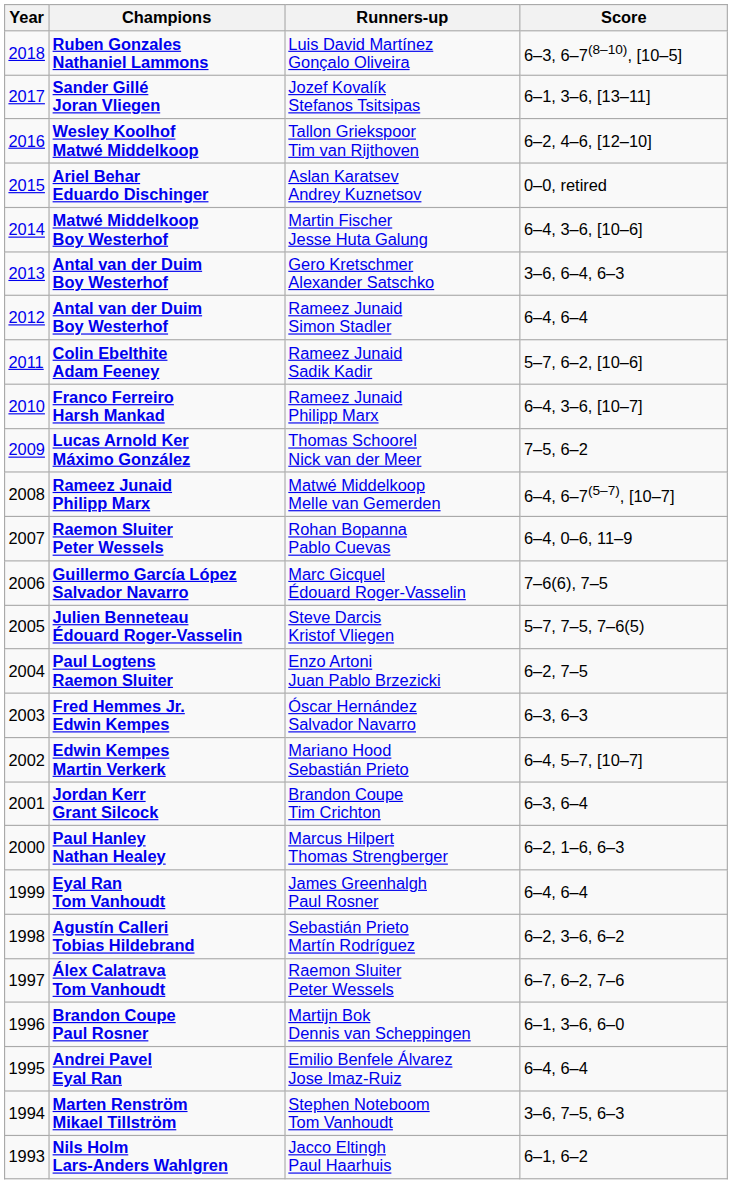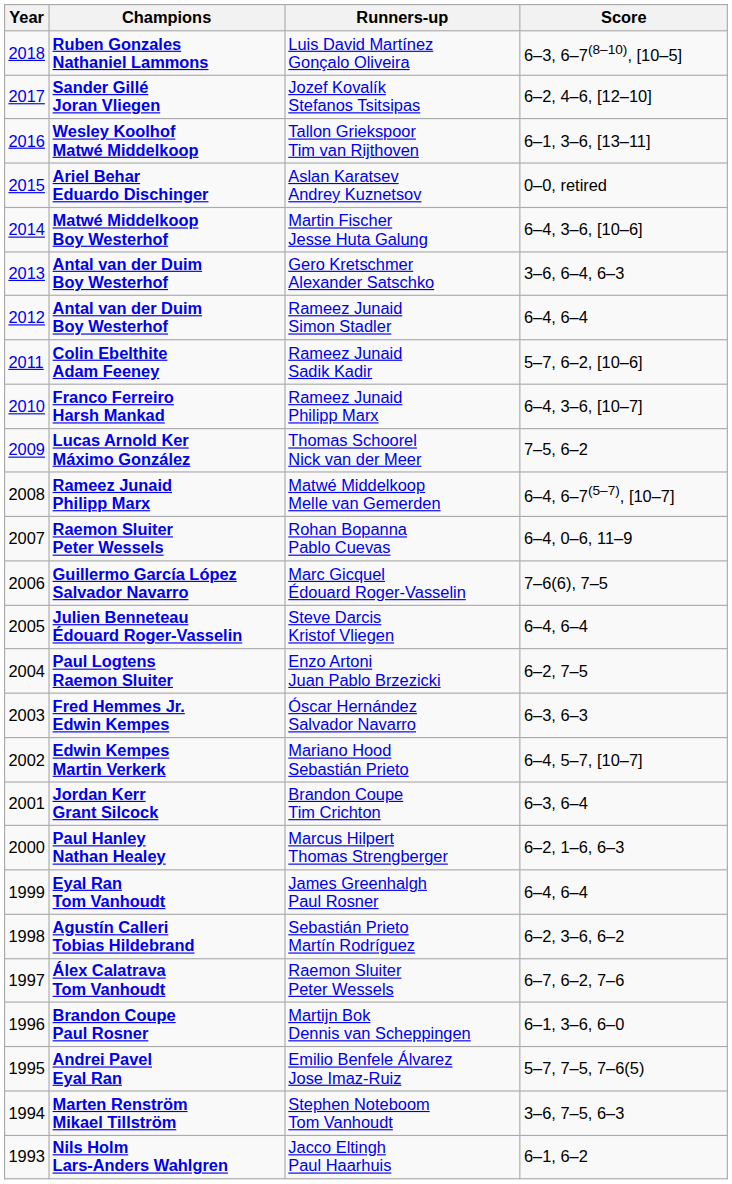(587, 97) 6–1, 3–6, [13–11] -> (588, 97) 6–2, 4–6, [12–10]
(588, 141) 6–2, 4–6, [12–10] -> (587, 141) 6–1, 3–6, [13–11]
(584, 627) 5–7, 7–5, 7–6(5) -> (556, 627) 6–4, 6–4
(556, 1069) 6–4, 6–4 -> (584, 1069) 5–7, 7–5, 7–6(5)
